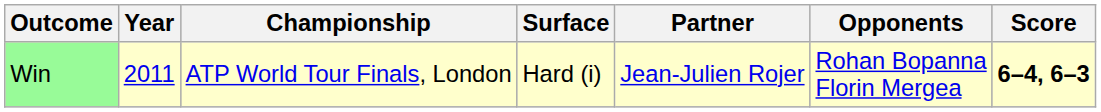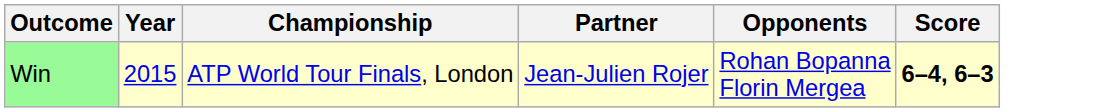- column: (566, 23)
(149, 74) 2011 -> (150, 74) 2015
